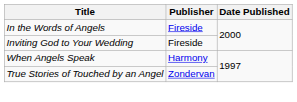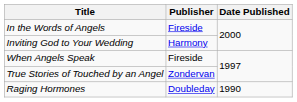(185, 43) Fireside -> (188, 43) Harmony
(188, 58) Harmony -> (185, 58) Fireside
+ row: (46, 89)
